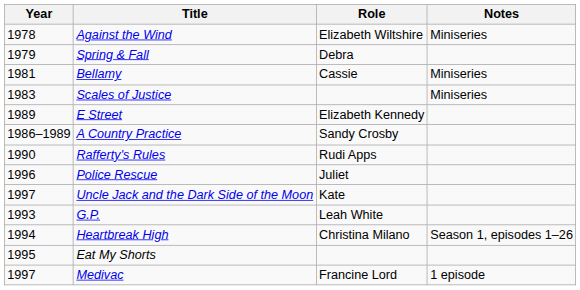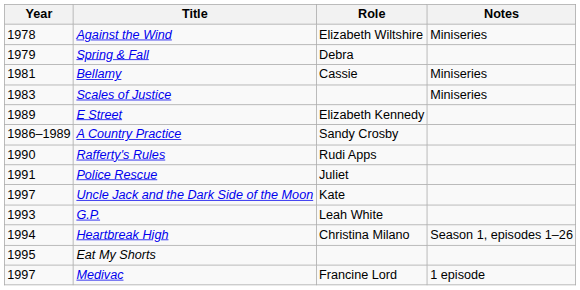(21, 174) 1996 -> (21, 174) 1991
